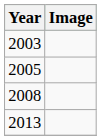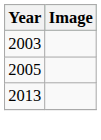- row: (25, 95)
